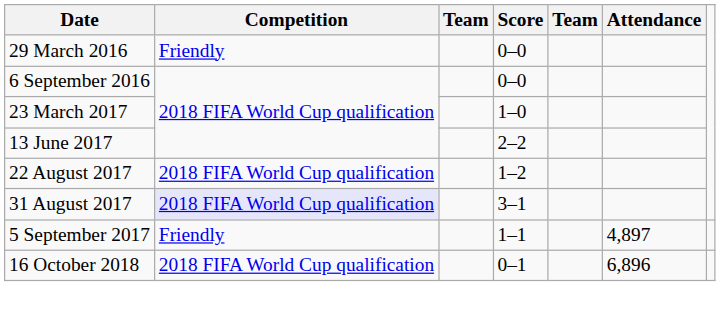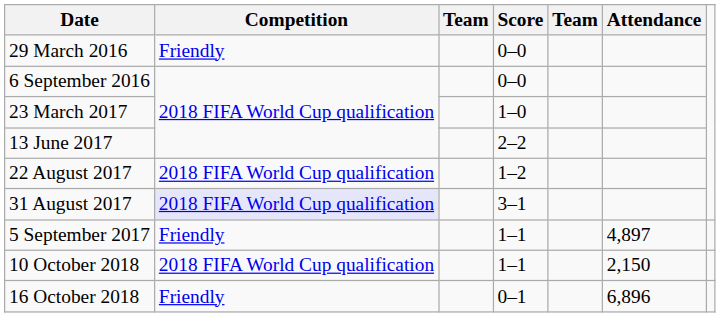+ row: (74, 265)
(296, 265) 2018 FIFA World Cup qualification -> (192, 296) Friendly
